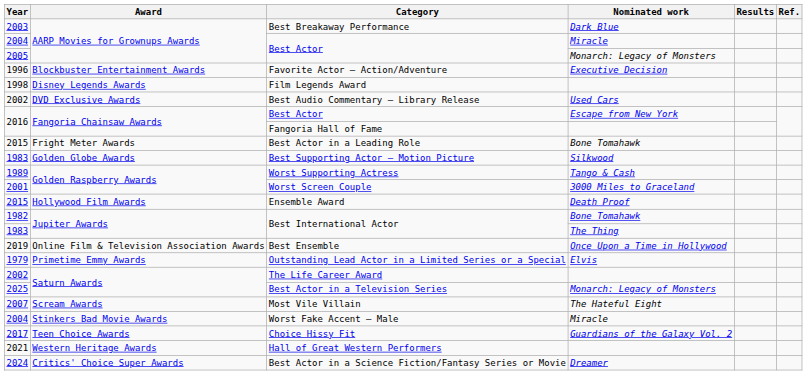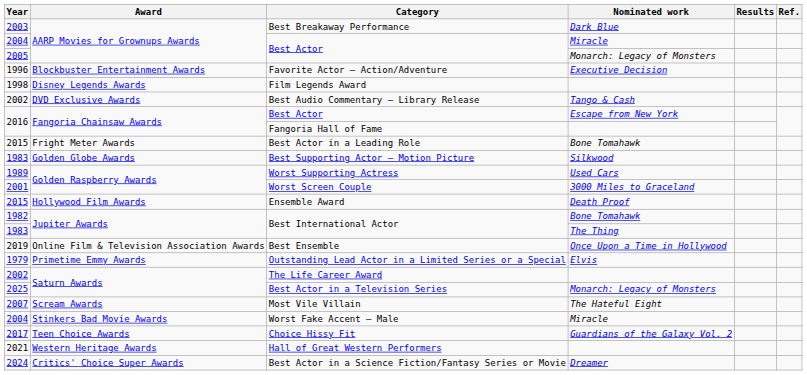(594, 99) Used Cars -> (603, 99) Tango & Cash
(603, 172) Tango & Cash -> (594, 172) Used Cars
